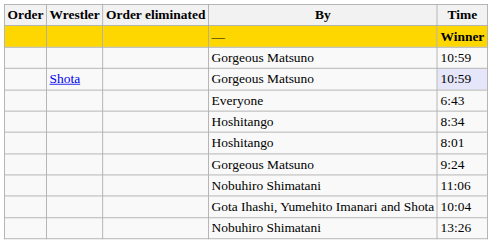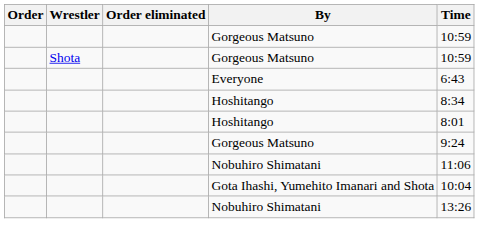- row: (75, 36)
(456, 79) lavender background -> (456, 57) no background
